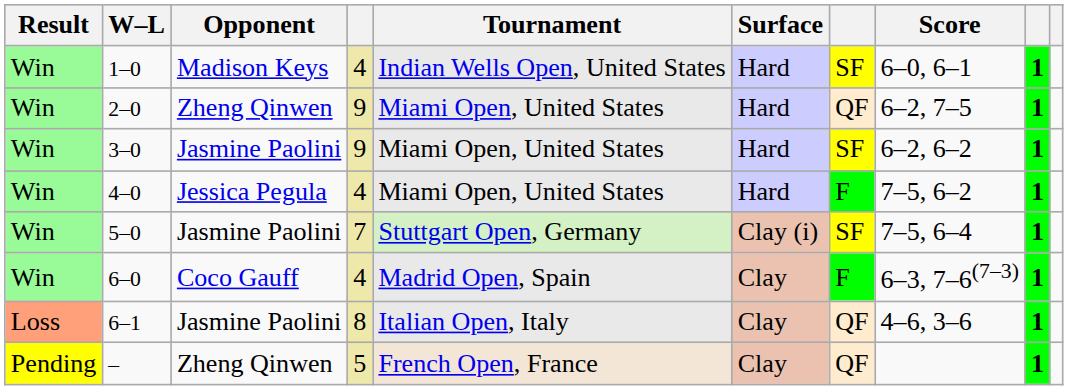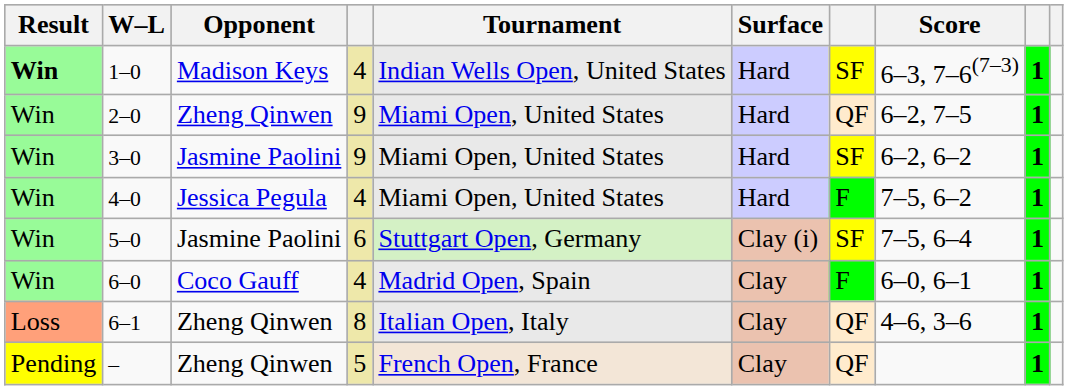(33, 66) normal -> (35, 70) bold
(926, 66) 6–0, 6–1 -> (950, 70) 6–3, 7–6(7–3)
(360, 231) 7 -> (360, 239) 6
(950, 276) 6–3, 7–6(7–3) -> (926, 280) 6–0, 6–1
(259, 321) Jasmine Paolini -> (255, 321) Zheng Qinwen
